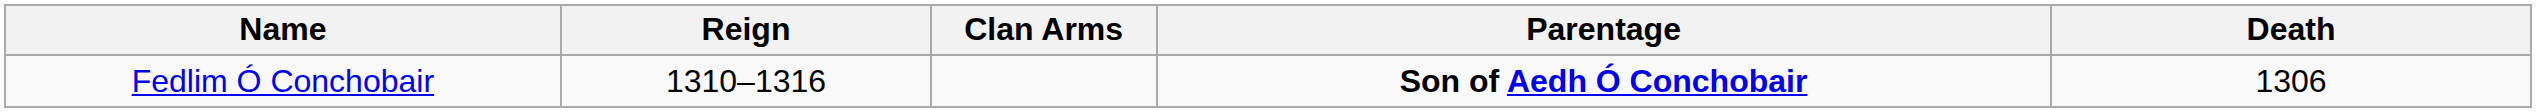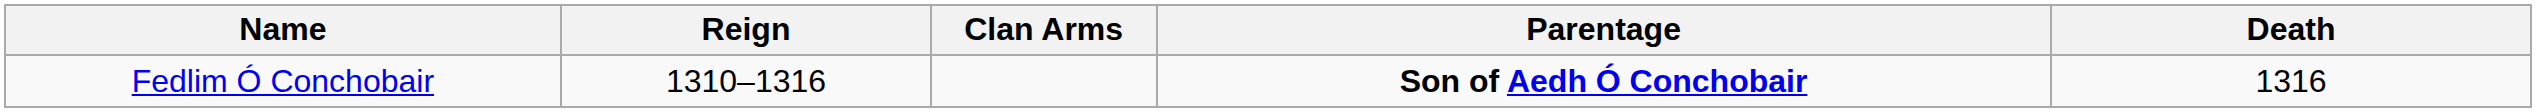(2291, 80) 1306 -> (2291, 80) 1316
